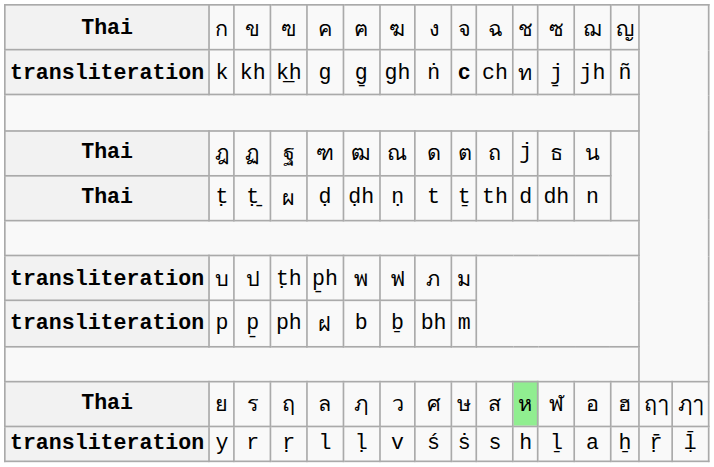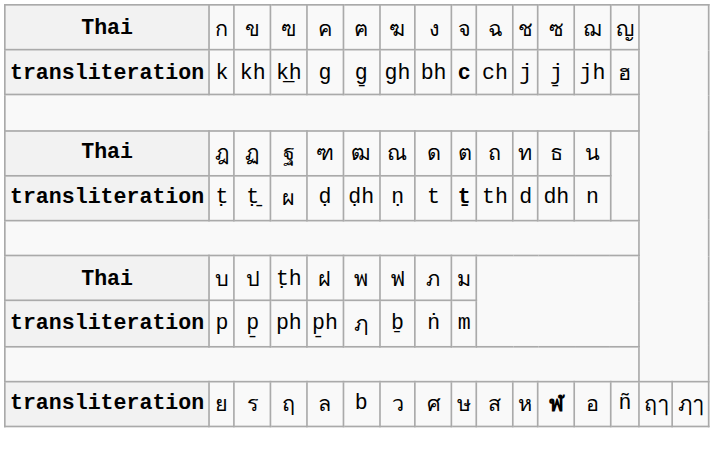(434, 73) ṅ -> (434, 73) bh
(526, 74) ท -> (526, 73) j
(625, 73) ñ -> (625, 74) ฮ
(526, 153) j -> (526, 154) ท
(107, 198) Thai -> (107, 198) transliteration
(464, 198) normal -> (464, 198) bold
(107, 278) transliteration -> (107, 278) Thai
(325, 278) p̱h -> (325, 280) ฝ
(325, 325) ฝ -> (325, 323) p̱h
(361, 323) b -> (361, 325) ฦ
(434, 323) bh -> (434, 323) ṅ
(107, 404) Thai -> (107, 404) transliteration
(361, 405) ฦ -> (361, 404) b
(526, 405) lightgreen background -> (526, 405) no background
(556, 405) normal -> (556, 405) bold
(625, 405) ฮ -> (625, 404) ñ
- row: (222, 444)
